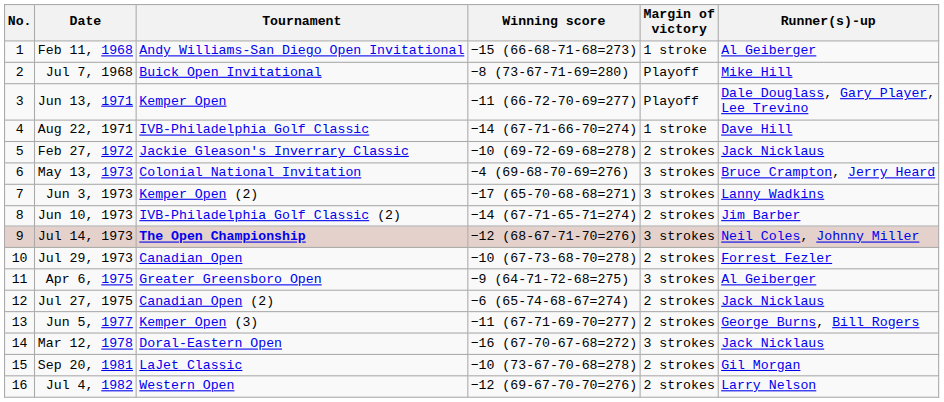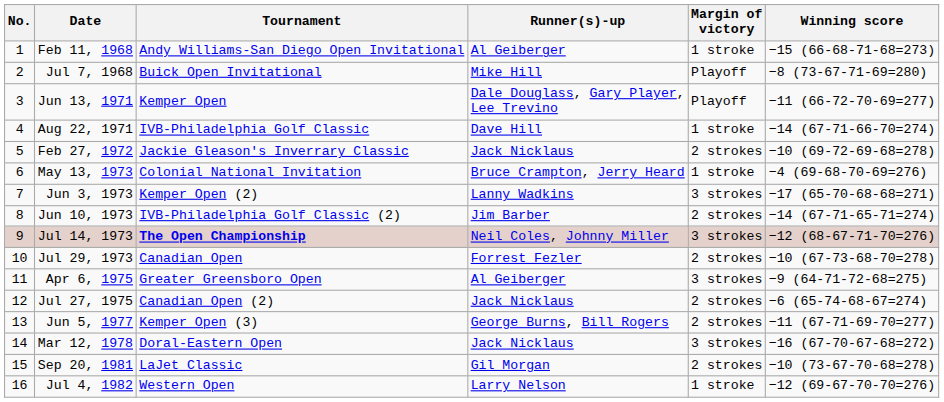columns swapped: (554, 23) <-> (828, 23)
(679, 174) 3 strokes -> (723, 174) 1 stroke
(679, 387) 2 strokes -> (723, 387) 1 stroke
